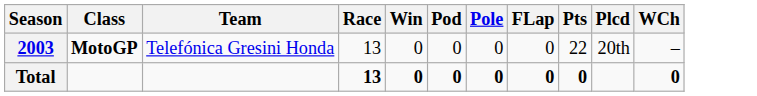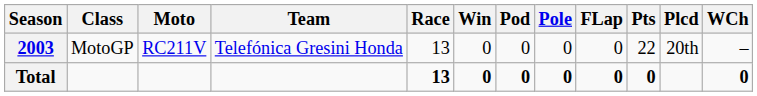+ column: (174, 18)
(104, 47) bold -> (102, 47) normal
